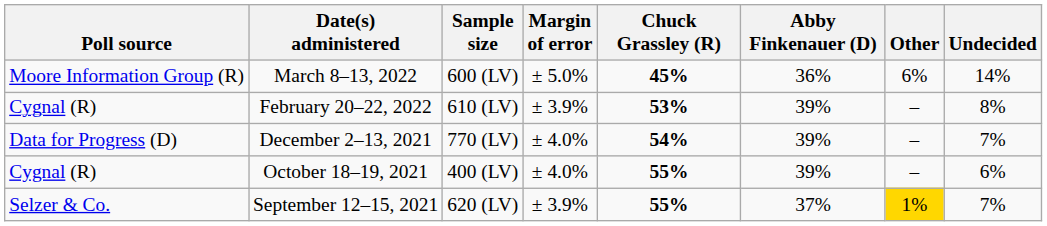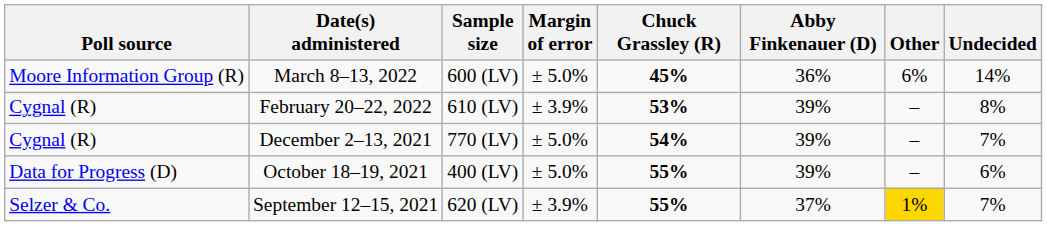(93, 140) Data for Progress (D) -> (53, 140) Cygnal (R)
(560, 140) ± 4.0% -> (560, 140) ± 5.0%
(53, 172) Cygnal (R) -> (93, 172) Data for Progress (D)
(560, 172) ± 4.0% -> (560, 172) ± 5.0%
